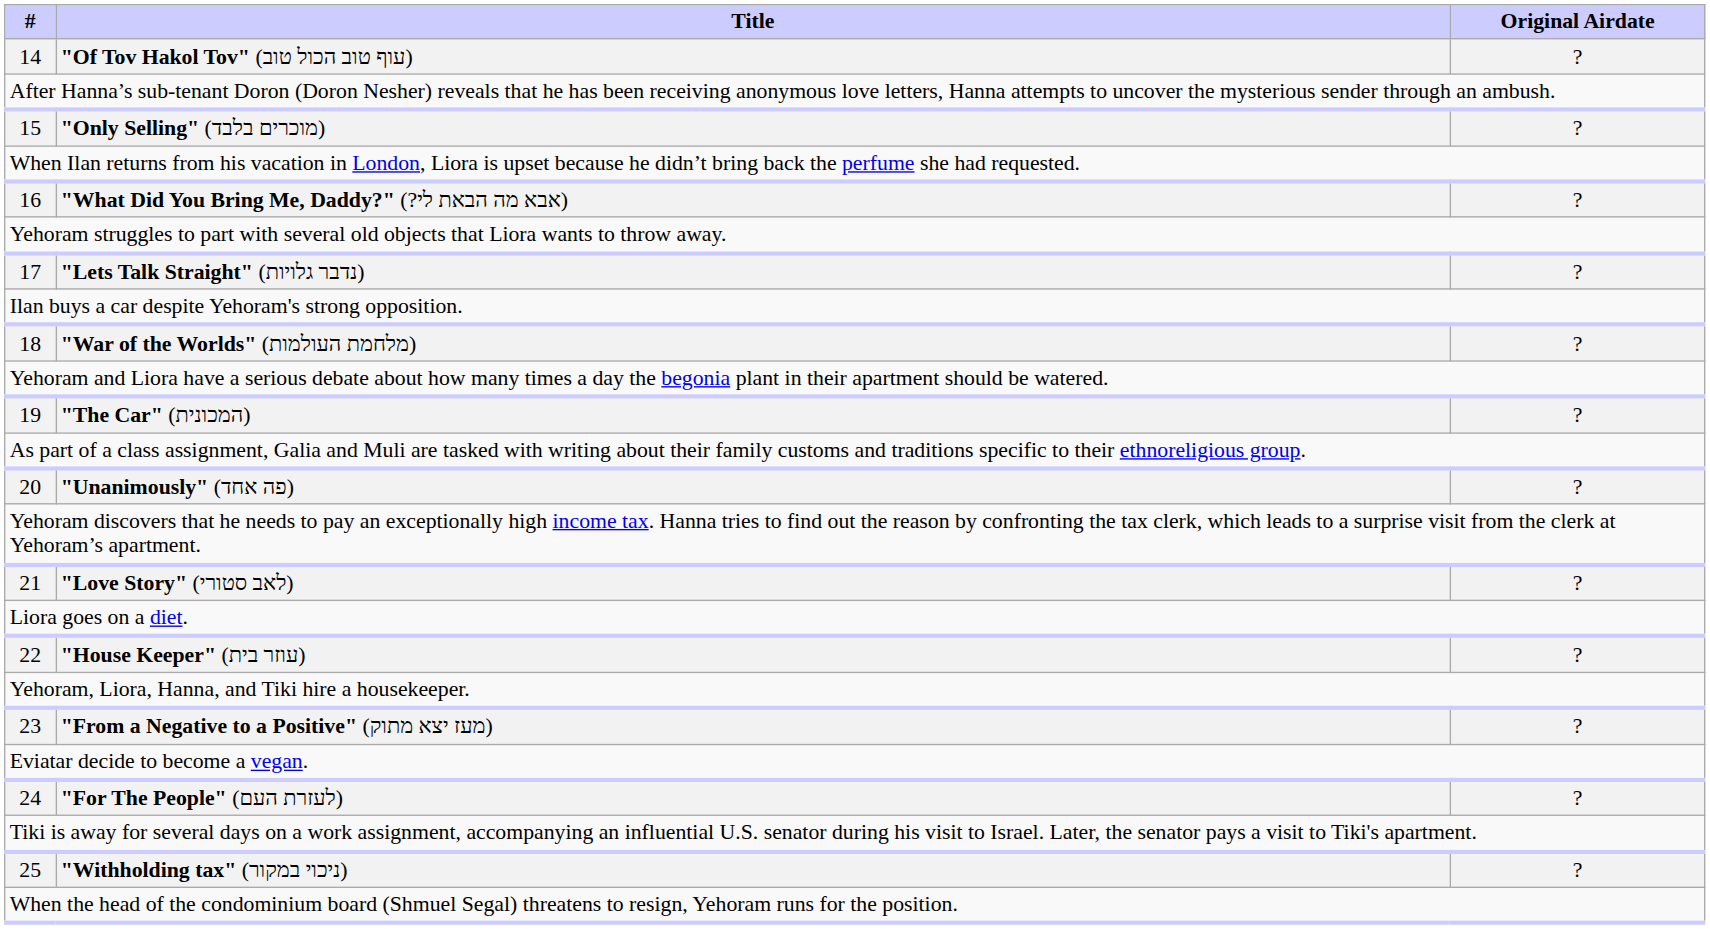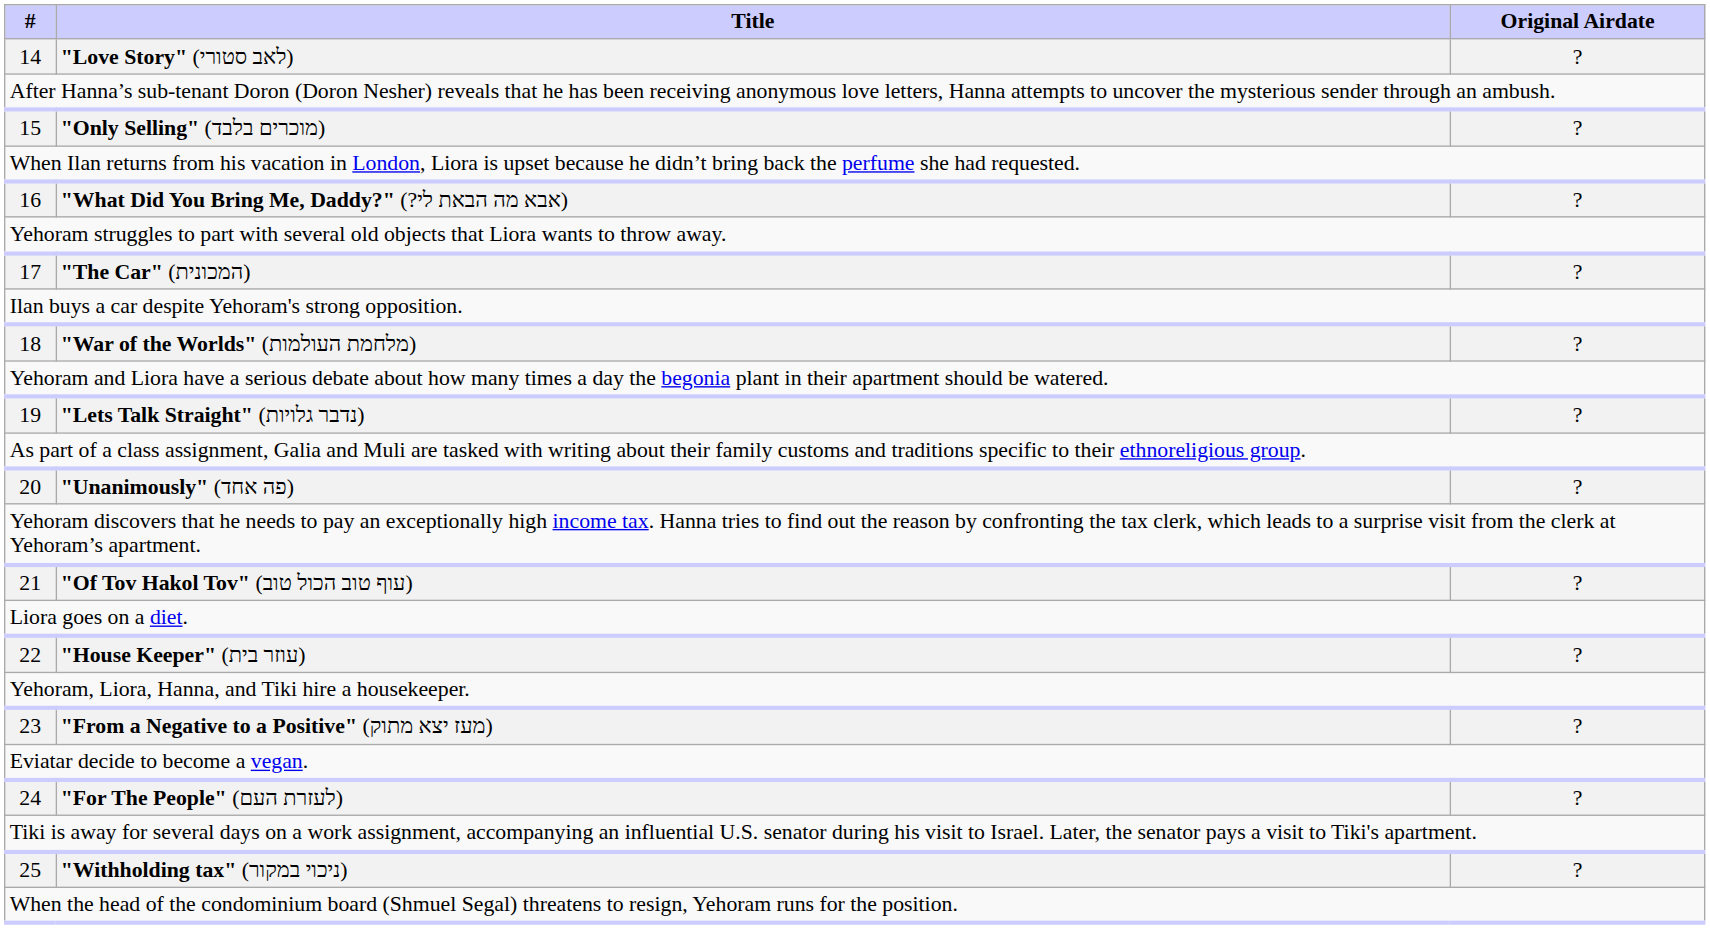(237, 56) "Of Tov Hakol Tov" (עוף טוב הכול טוב) -> (177, 56) "Love Story" (לאב סטורי)
(213, 271) "Lets Talk Straight" (נדבר גלויות) -> (156, 271) "The Car" (המכונית)
(156, 414) "The Car" (המכונית) -> (213, 414) "Lets Talk Straight" (נדבר גלויות)
(177, 582) "Love Story" (לאב סטורי) -> (237, 582) "Of Tov Hakol Tov" (עוף טוב הכול טוב)
